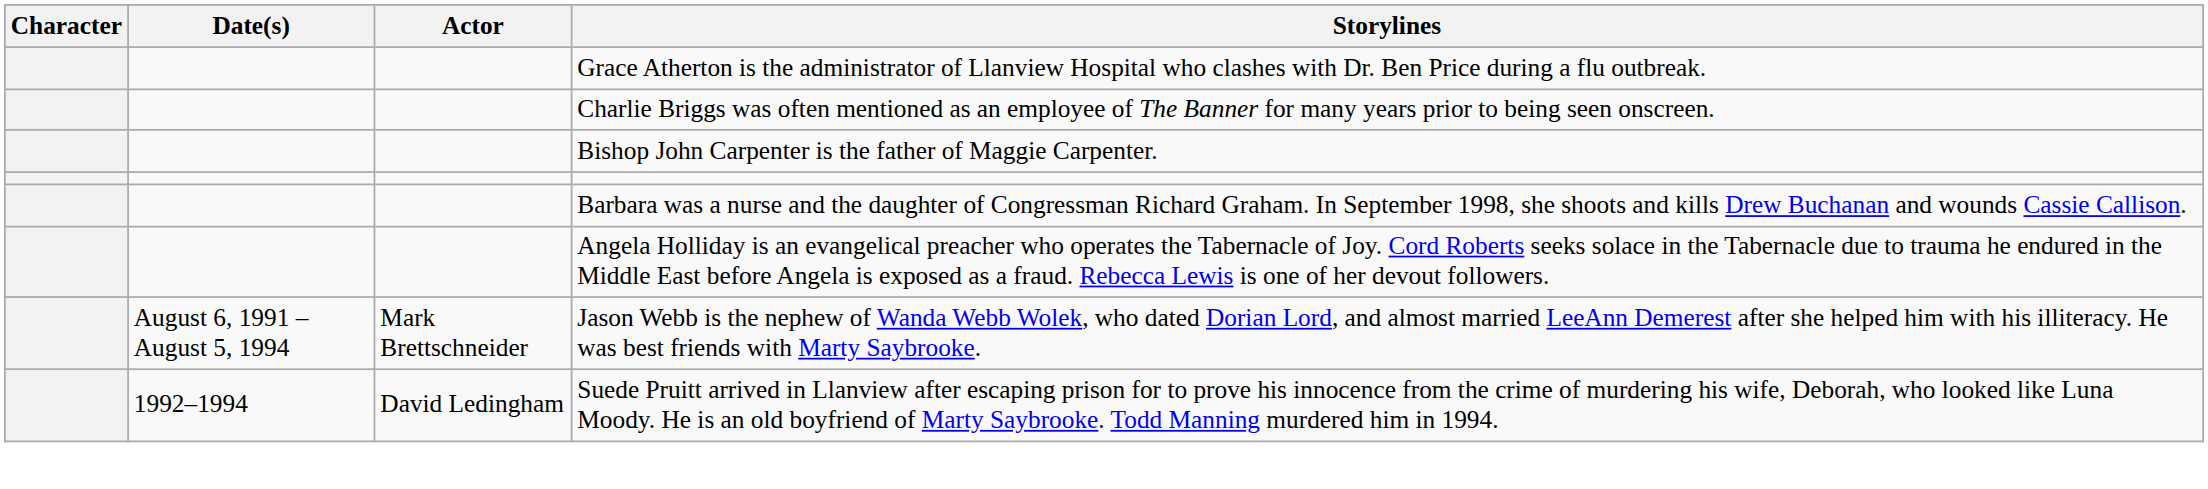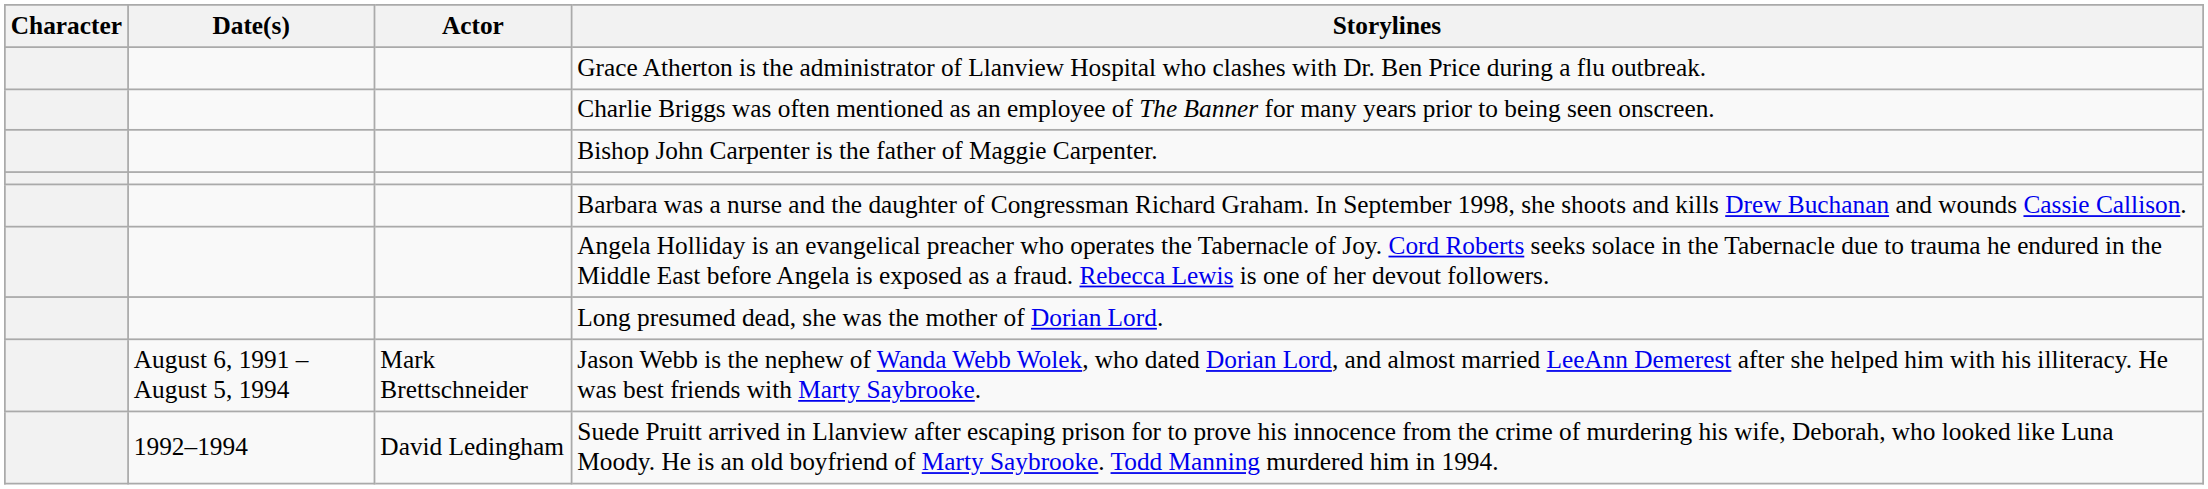+ row: (870, 318)
